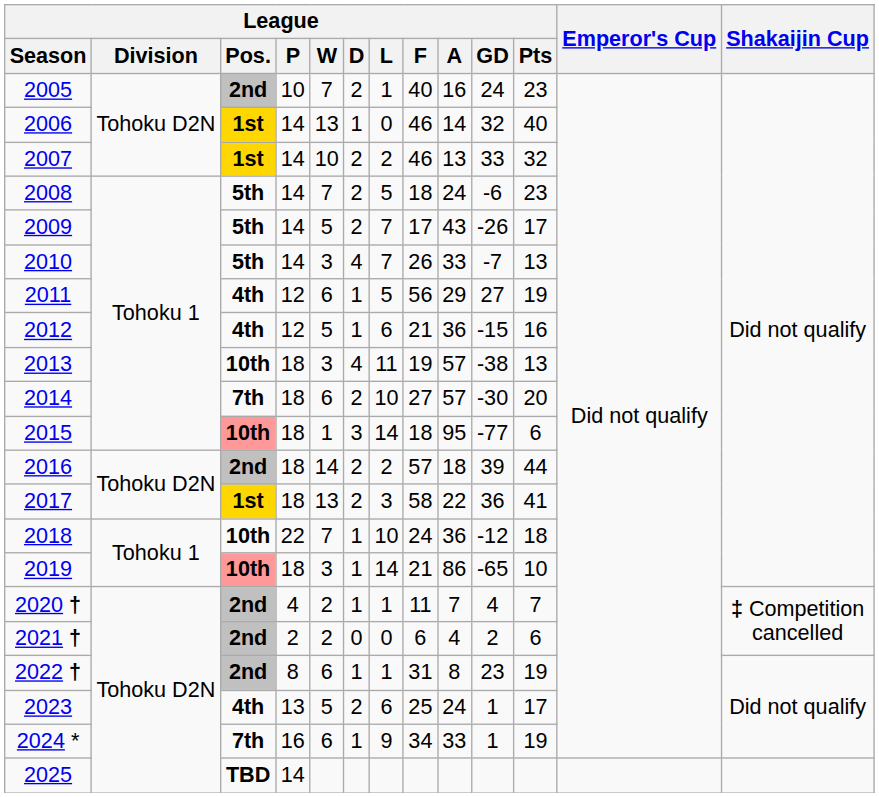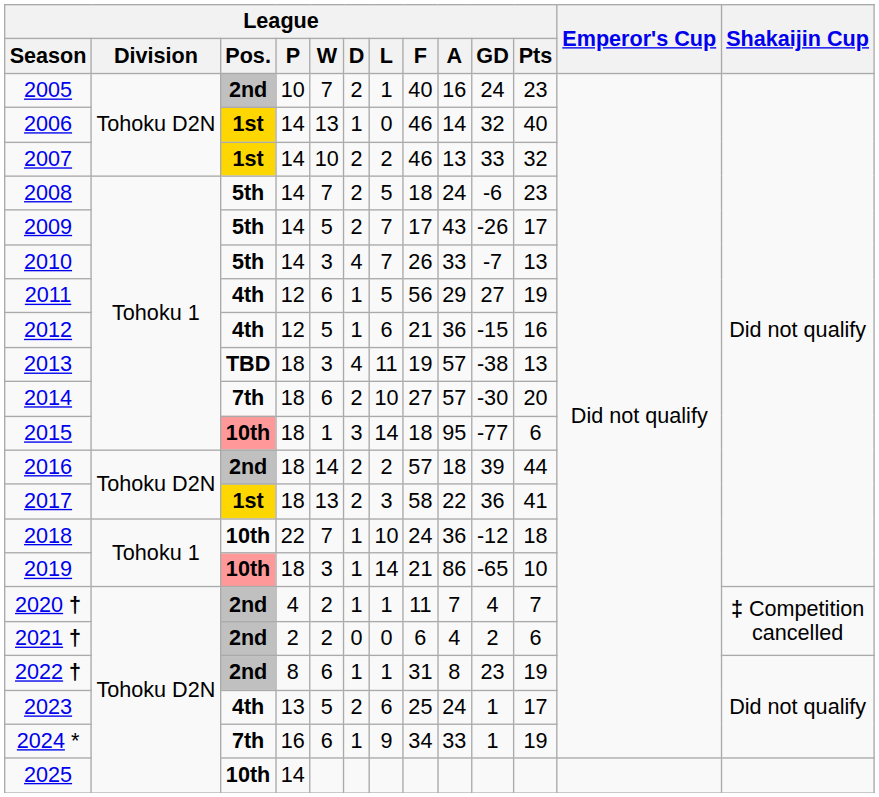(248, 364) 10th -> (248, 364) TBD
(248, 775) TBD -> (248, 775) 10th
